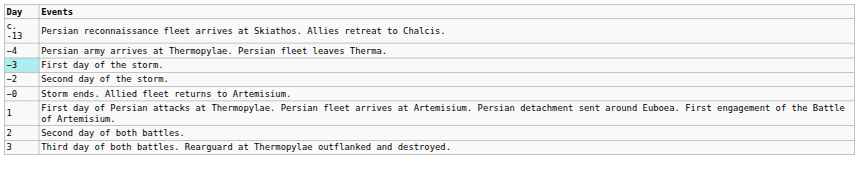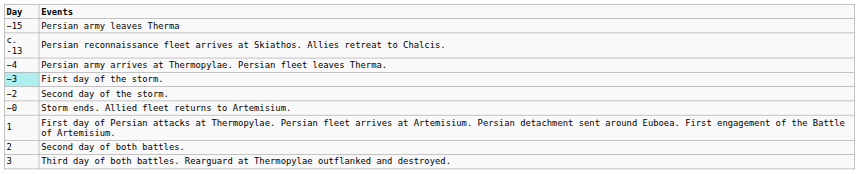+ row: (110, 26)
